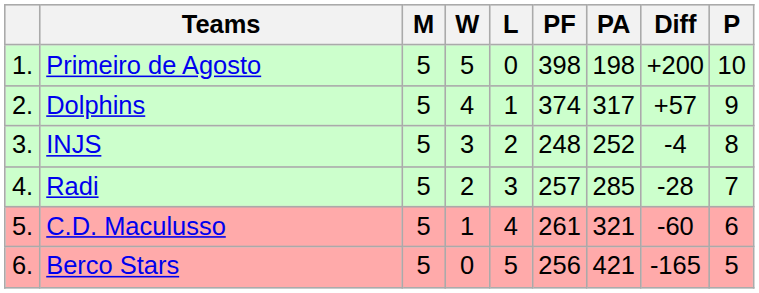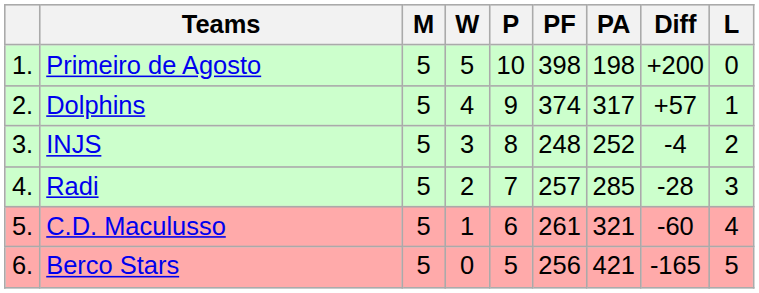columns swapped: (511, 24) <-> (732, 24)
